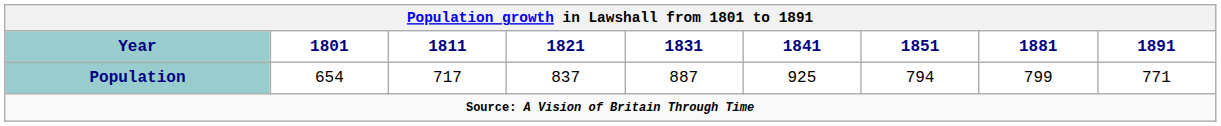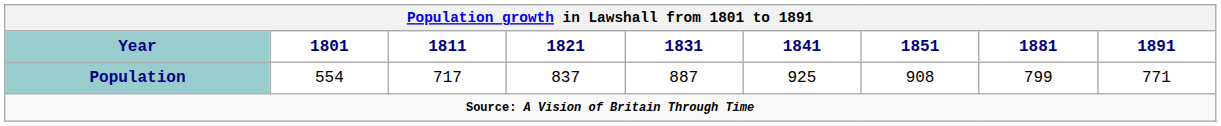(329, 77) 654 -> (329, 77) 554
(920, 77) 794 -> (920, 77) 908
